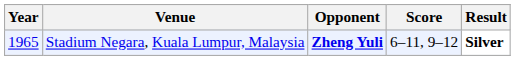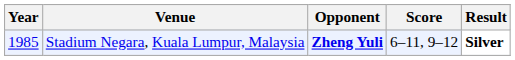(23, 42) 1965 -> (23, 42) 1985
